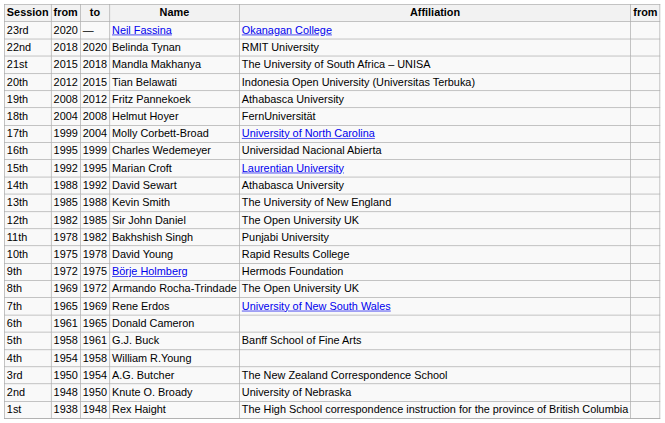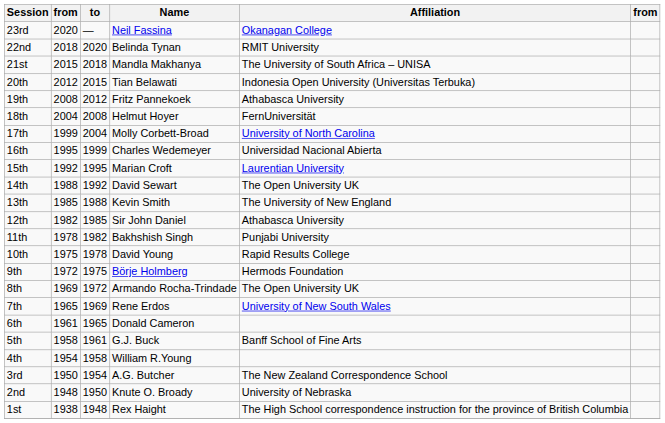(293, 185) Athabasca University -> (300, 185) The Open University UK
(300, 220) The Open University UK -> (293, 220) Athabasca University
